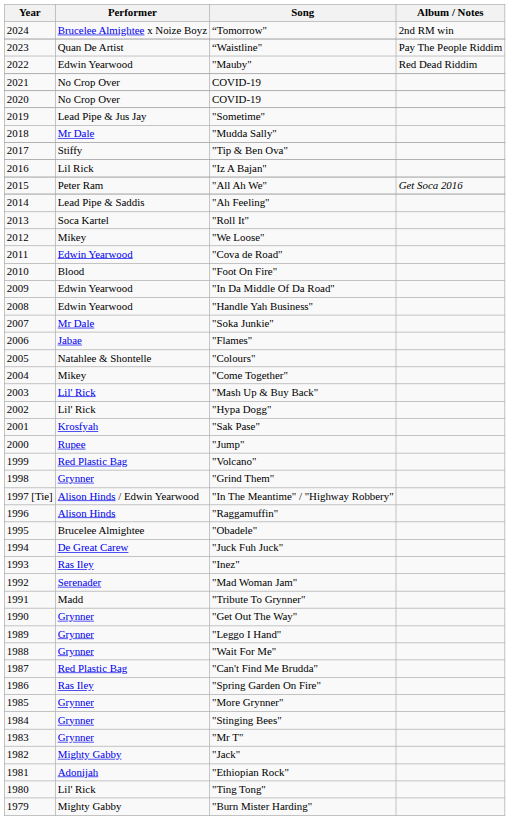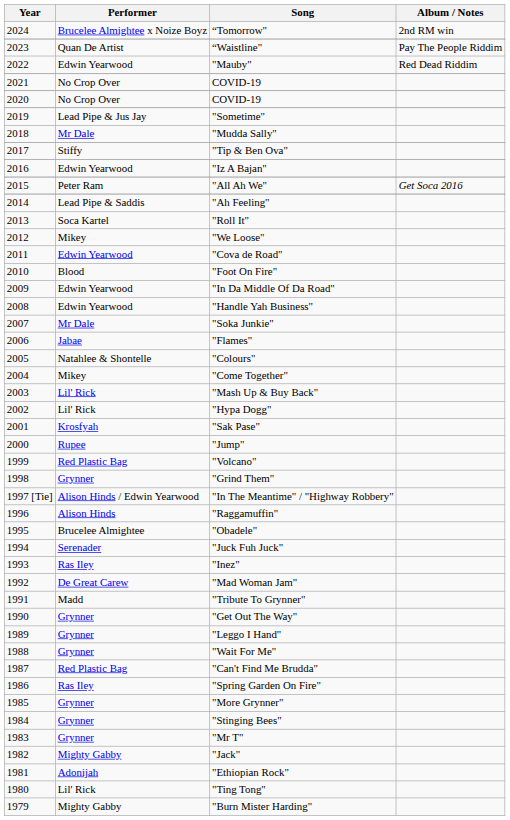(76, 168) Lil Rick -> (95, 168) Edwin Yearwood
(93, 548) De Great Carew -> (79, 548) Serenader
(79, 582) Serenader -> (93, 582) De Great Carew
